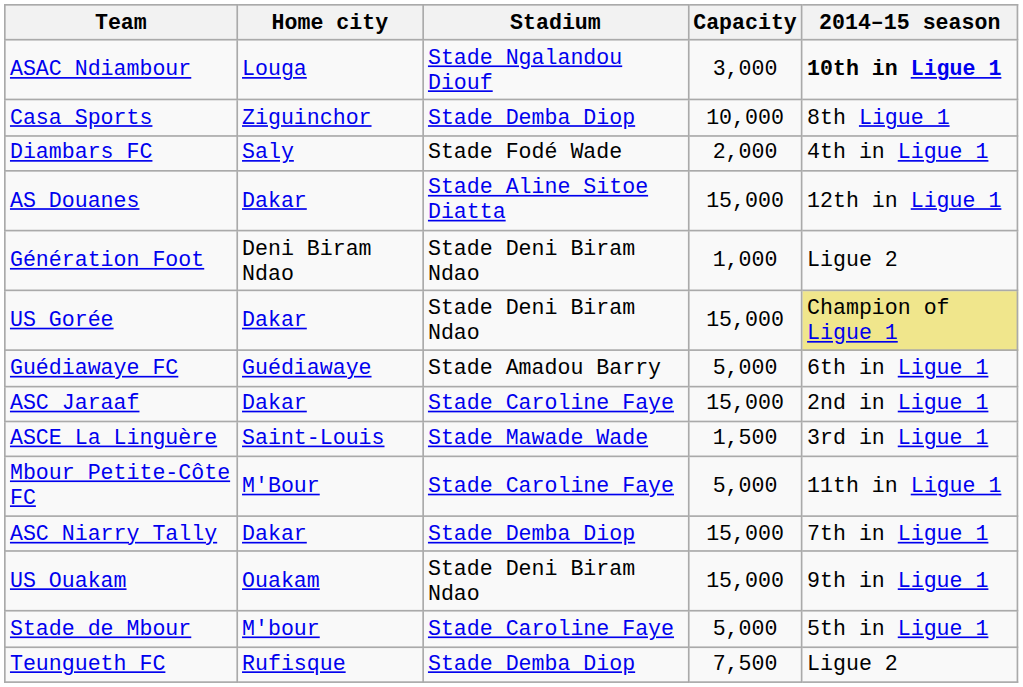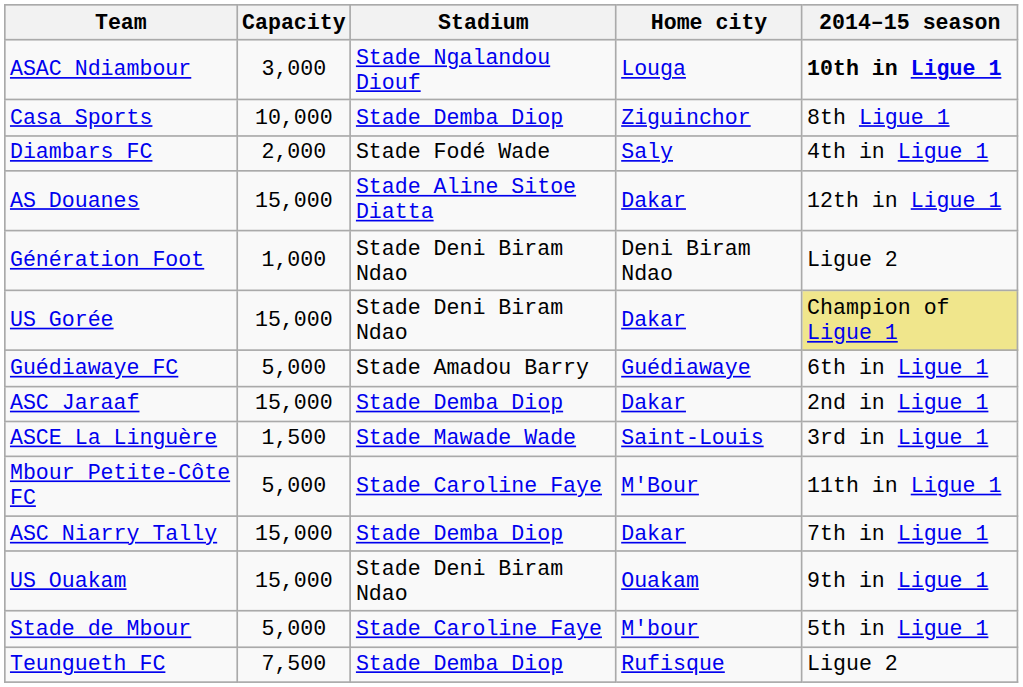columns swapped: (330, 22) <-> (745, 22)
(551, 403) Stade Caroline Faye -> (460, 403) Stade Demba Diop
